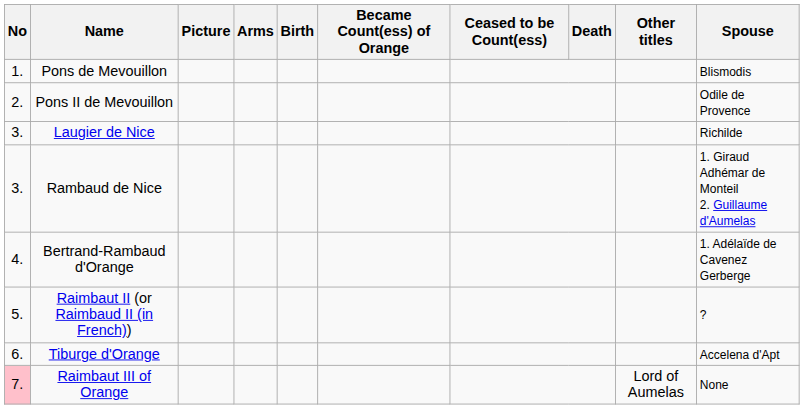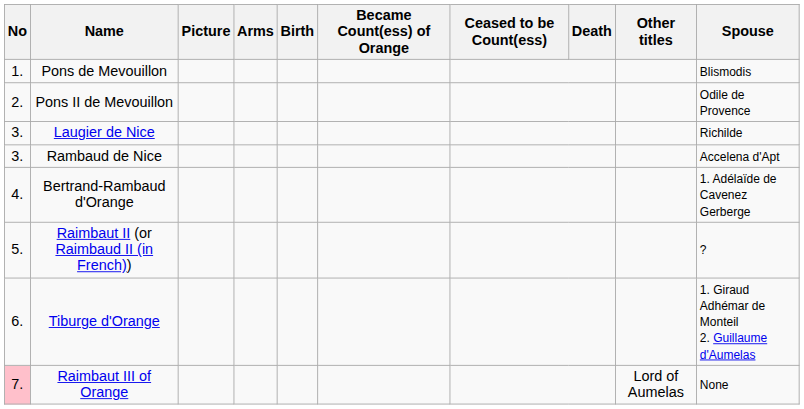(734, 189) 1. Giraud Adhémar de Monteil 2. Guillaume d'Aumelas -> (740, 156) Accelena d'Apt
(740, 354) Accelena d'Apt -> (734, 322) 1. Giraud Adhémar de Monteil 2. Guillaume d'Aumelas
